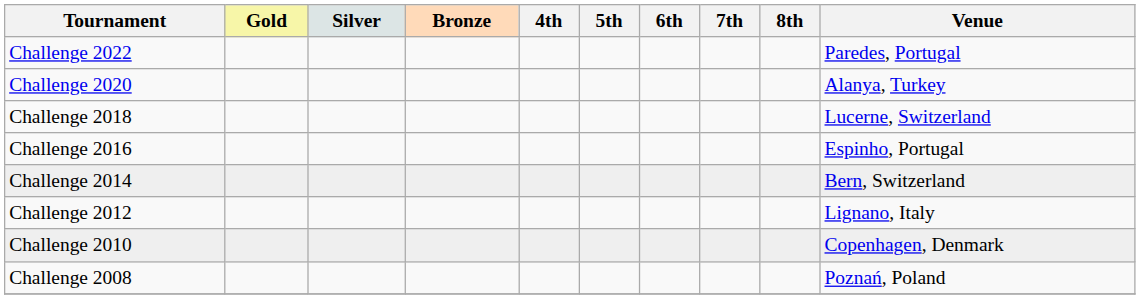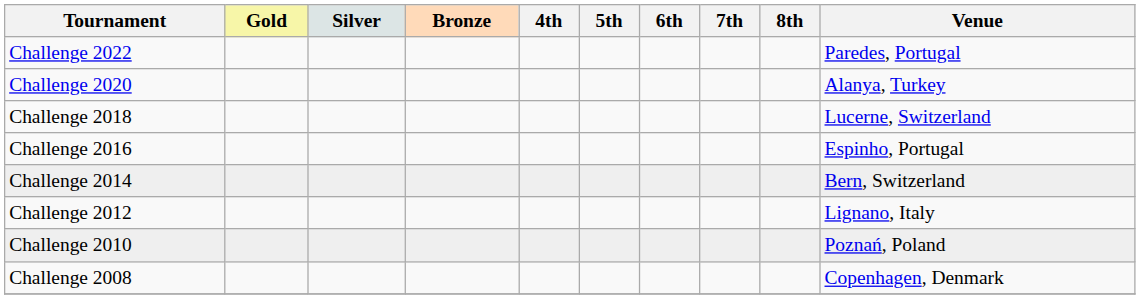(914, 245) Copenhagen, Denmark -> (885, 245) Poznań, Poland
(885, 277) Poznań, Poland -> (914, 277) Copenhagen, Denmark
